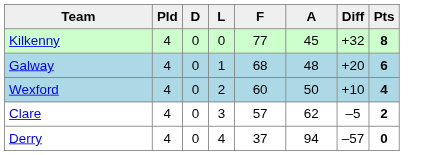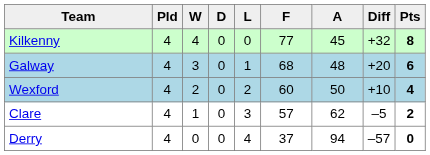+ column: (195, 16)
